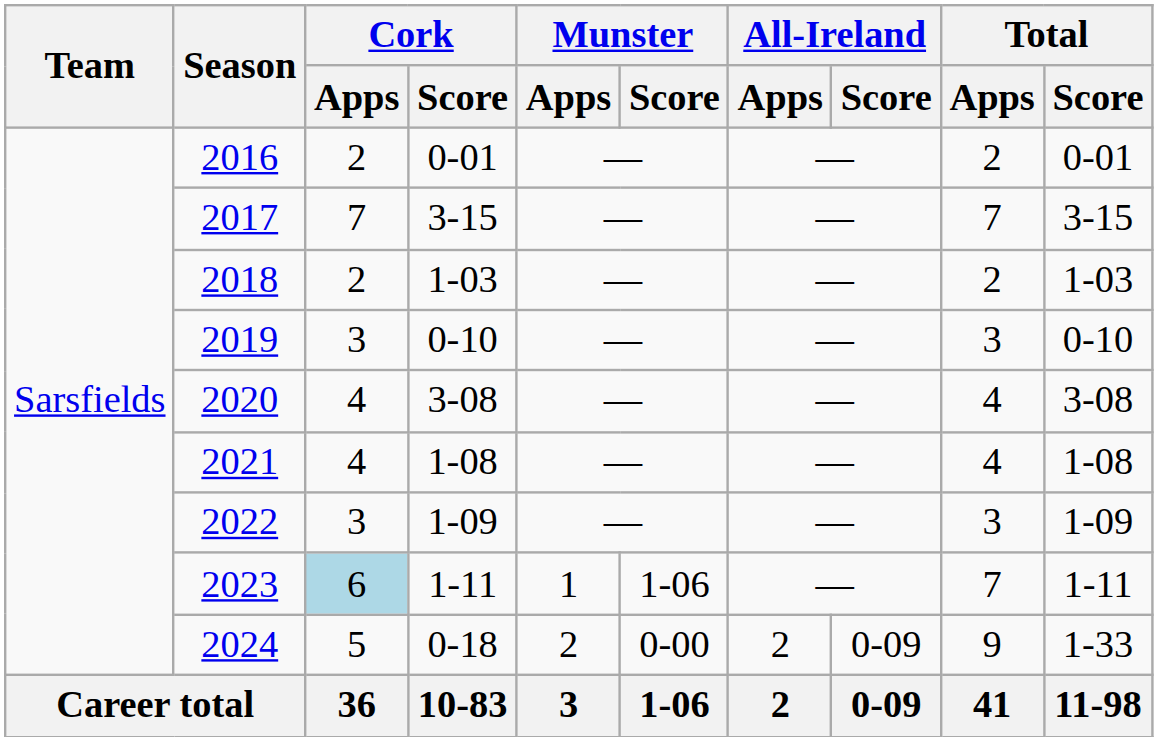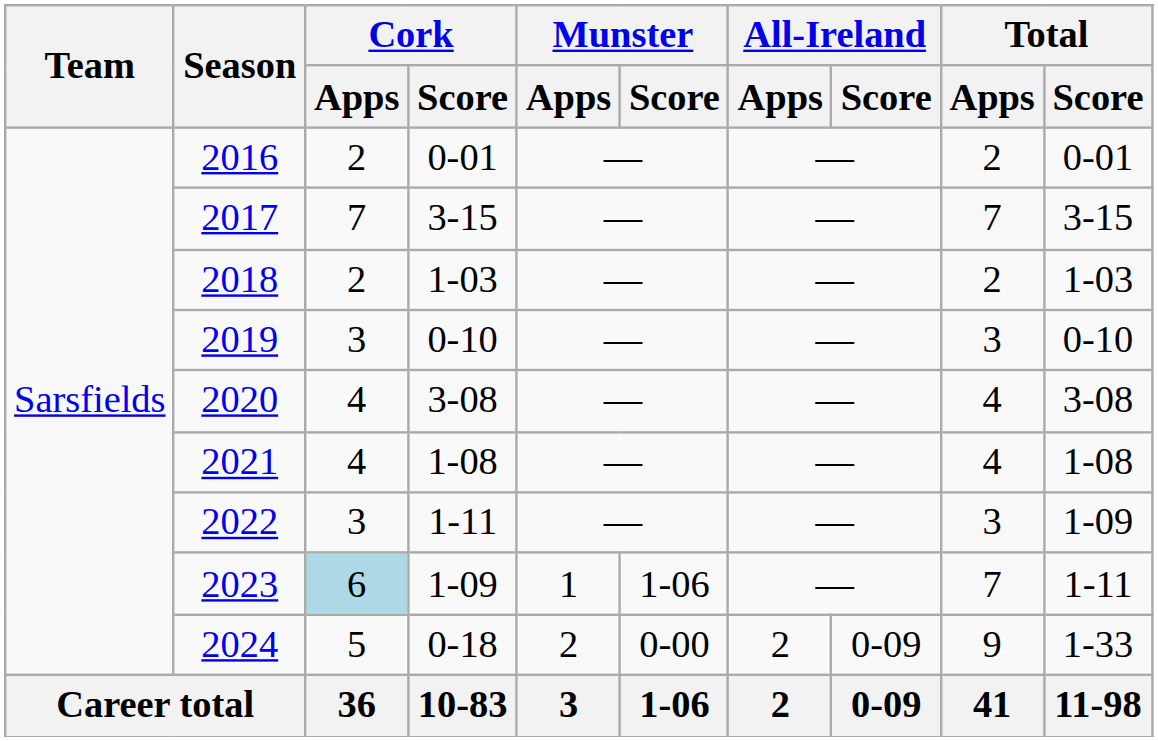(463, 522) 1-09 -> (463, 522) 1-11
(463, 583) 1-11 -> (463, 583) 1-09
